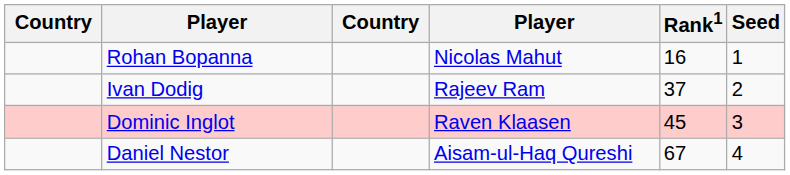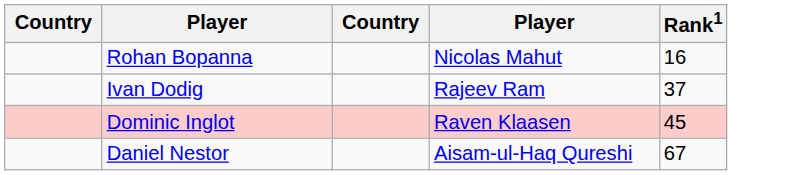- column: (756, 23)
